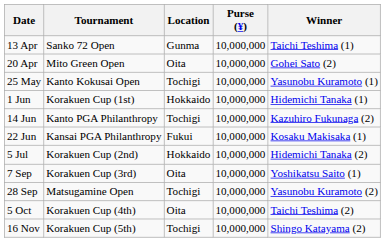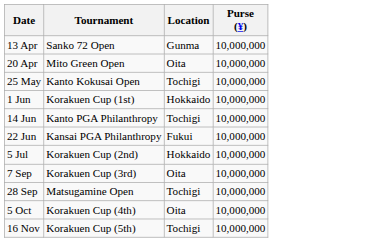- column: (324, 20)
